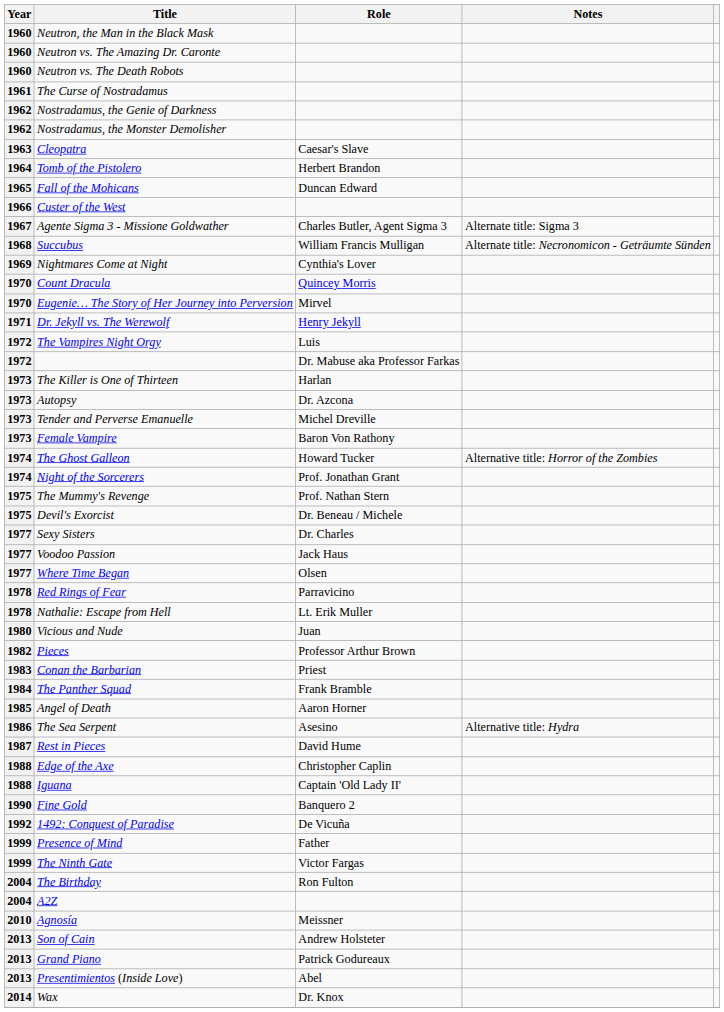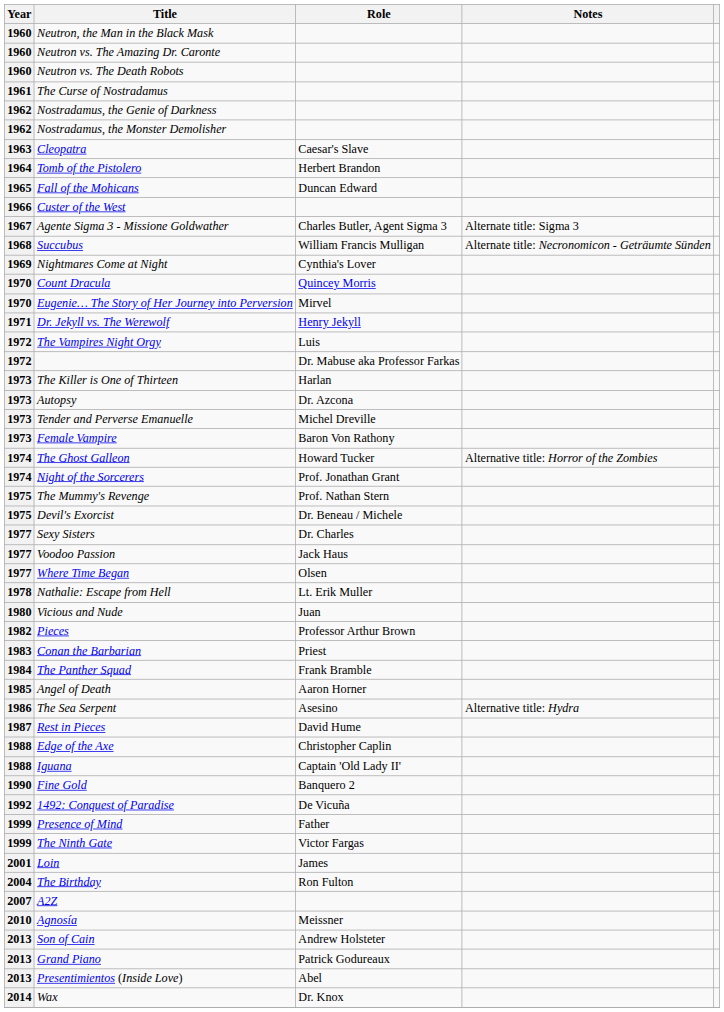- row: (82, 592)
+ row: (48, 862)
(19, 901) 2004 -> (19, 901) 2007
